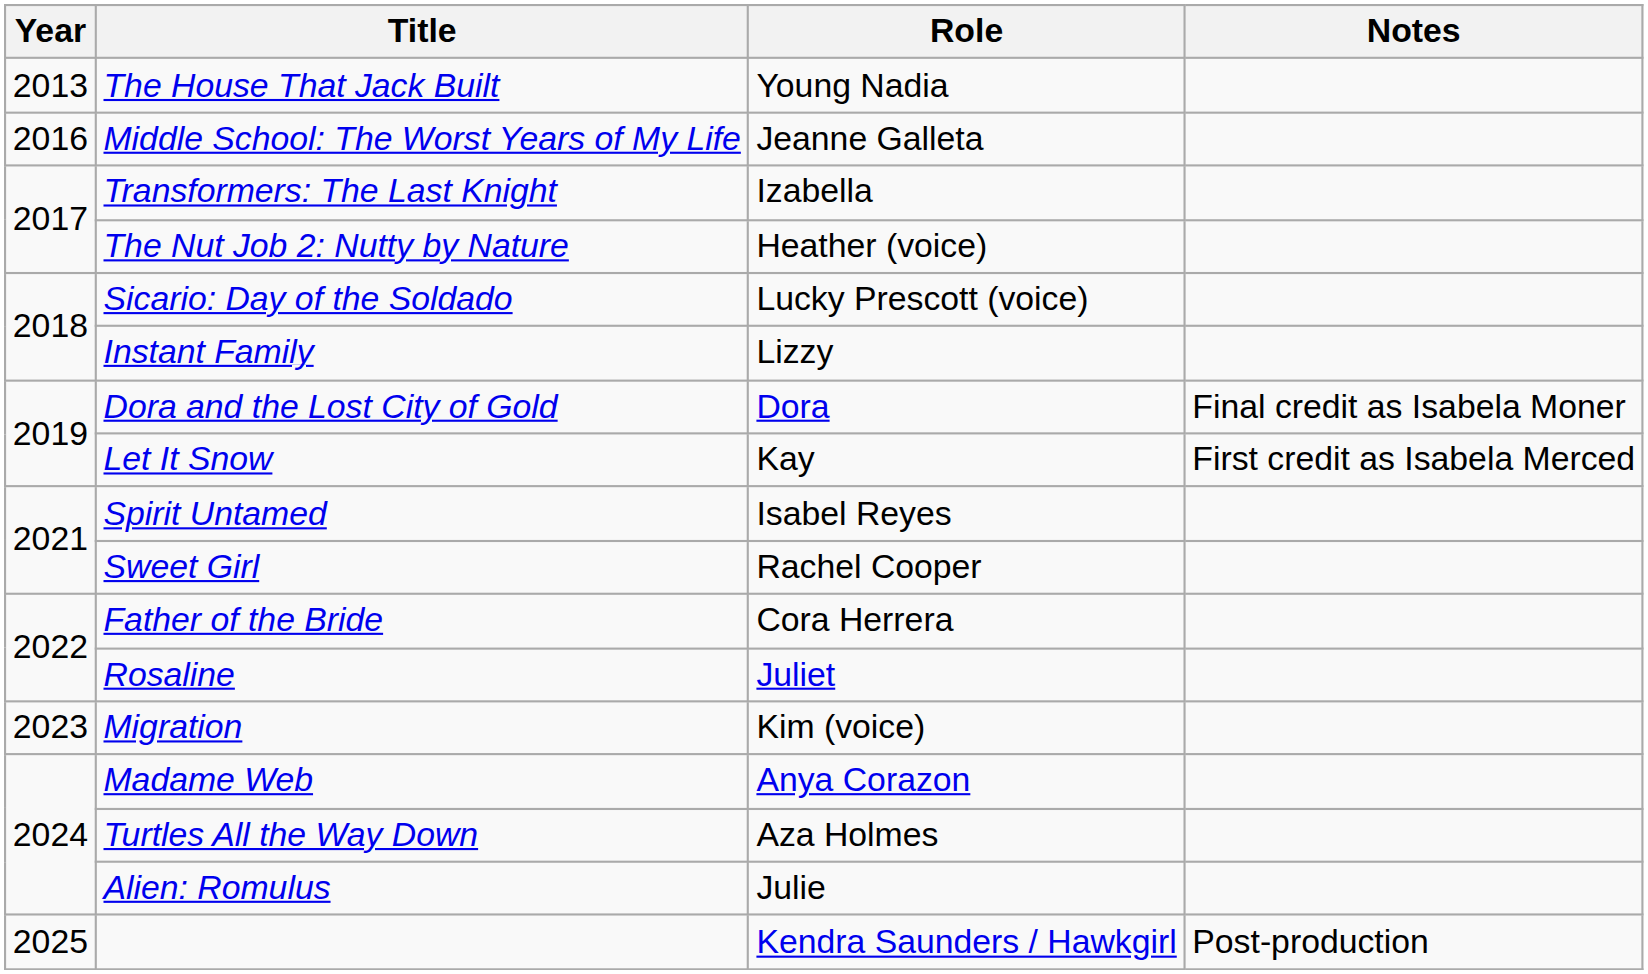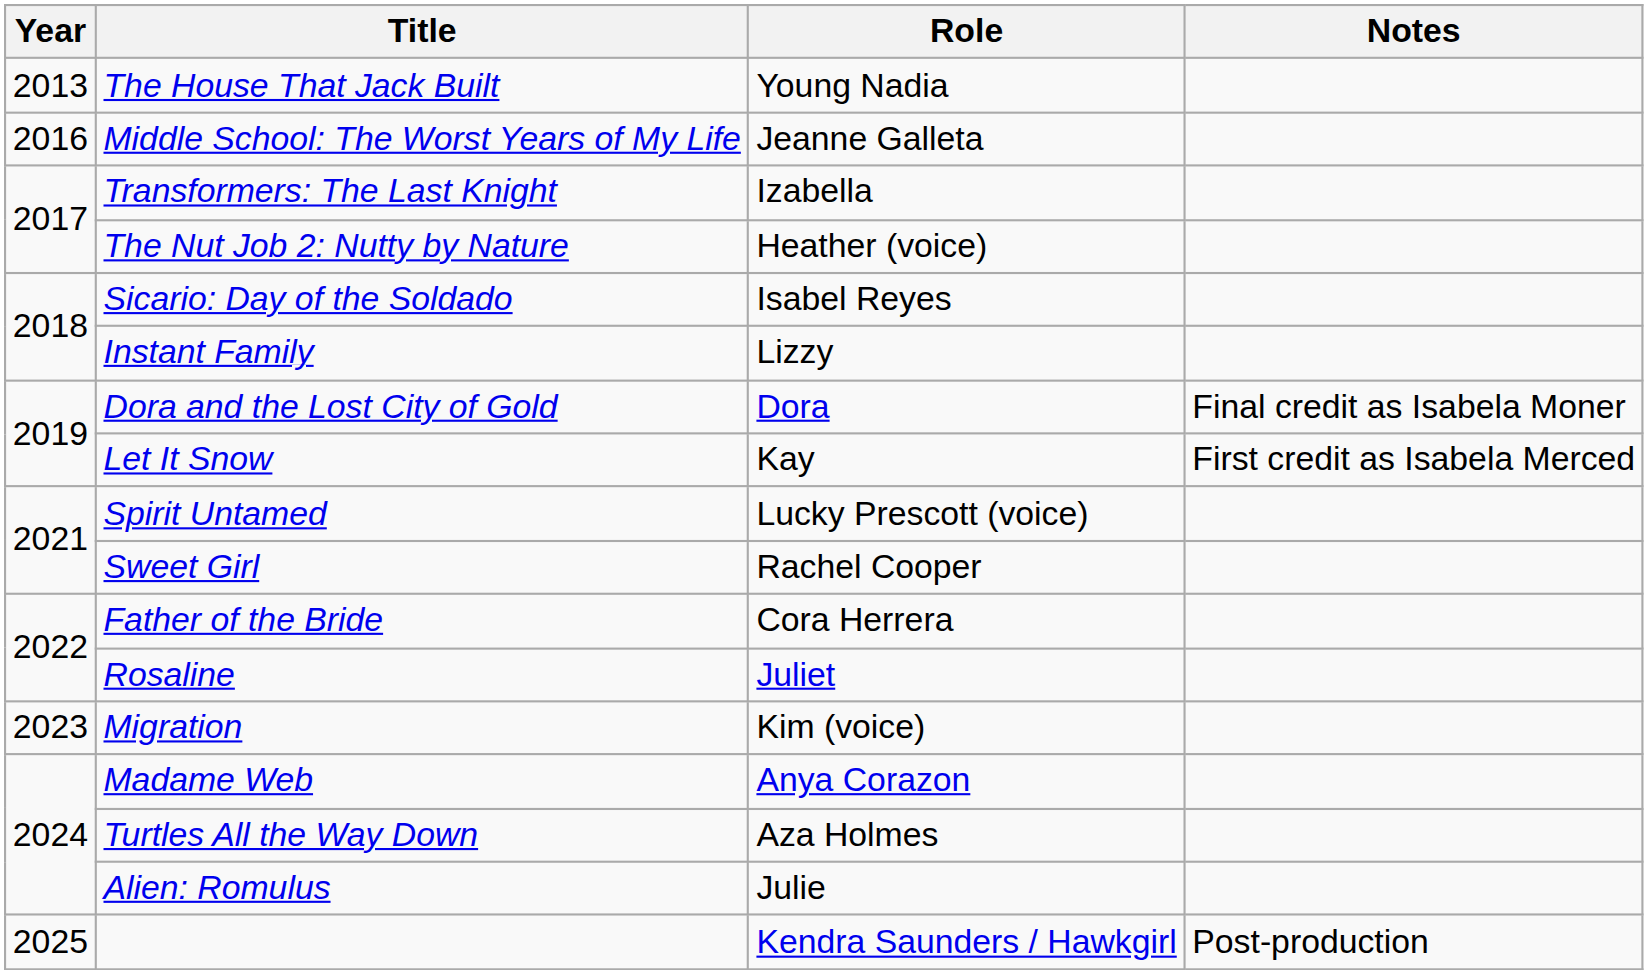(922, 298) Lucky Prescott (voice) -> (854, 298) Isabel Reyes
(854, 513) Isabel Reyes -> (922, 513) Lucky Prescott (voice)
